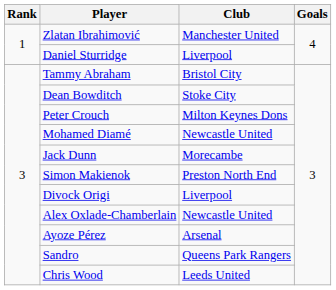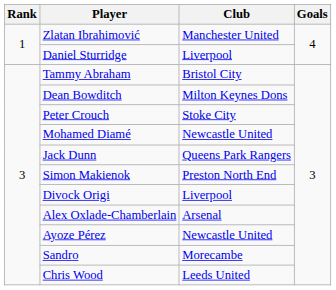(209, 94) Stoke City -> (235, 94) Milton Keynes Dons
(235, 114) Milton Keynes Dons -> (209, 114) Stoke City
(212, 154) Morecambe -> (237, 154) Queens Park Rangers
(227, 214) Newcastle United -> (202, 214) Arsenal
(202, 235) Arsenal -> (227, 235) Newcastle United
(237, 255) Queens Park Rangers -> (212, 255) Morecambe
